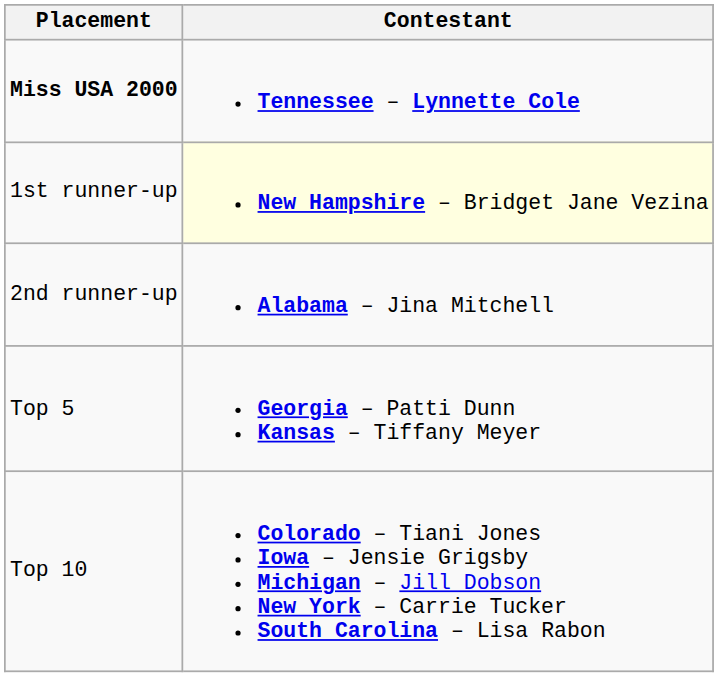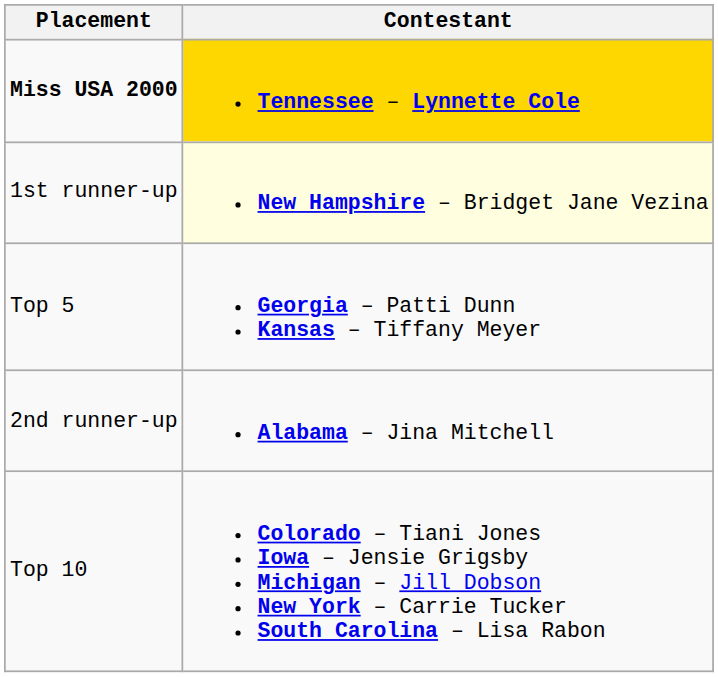(448, 103) no background -> (448, 103) gold background
rows swapped: (94, 295) <-> (42, 409)
